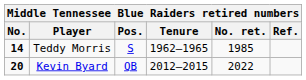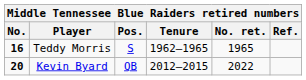(17, 48) 14 -> (17, 48) 16
(241, 48) 1985 -> (241, 48) 1965
